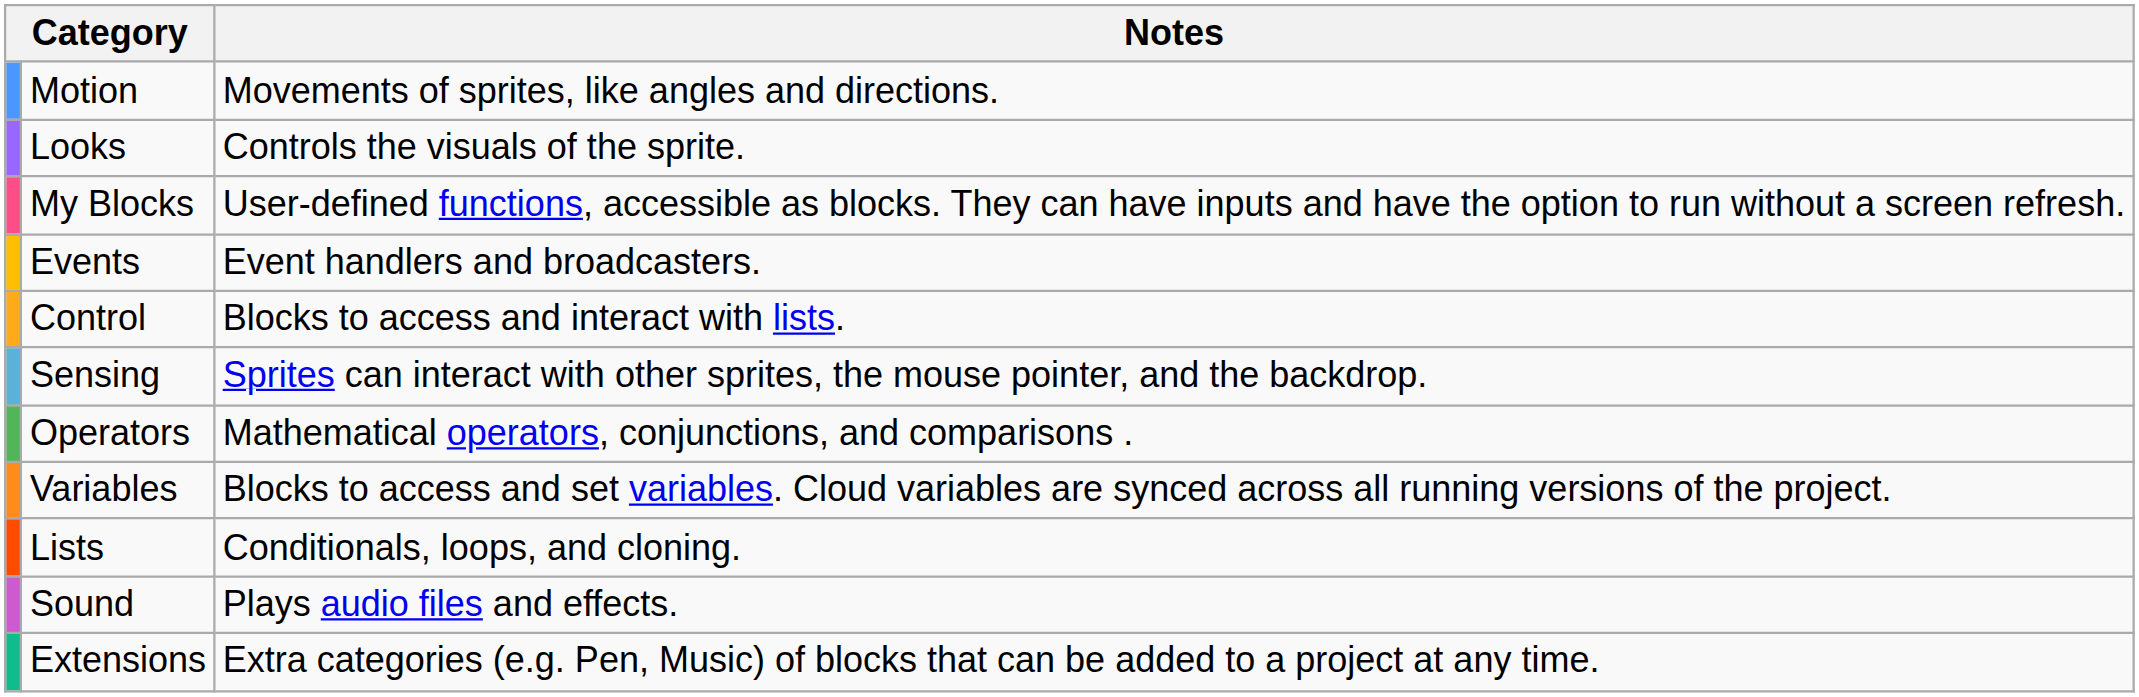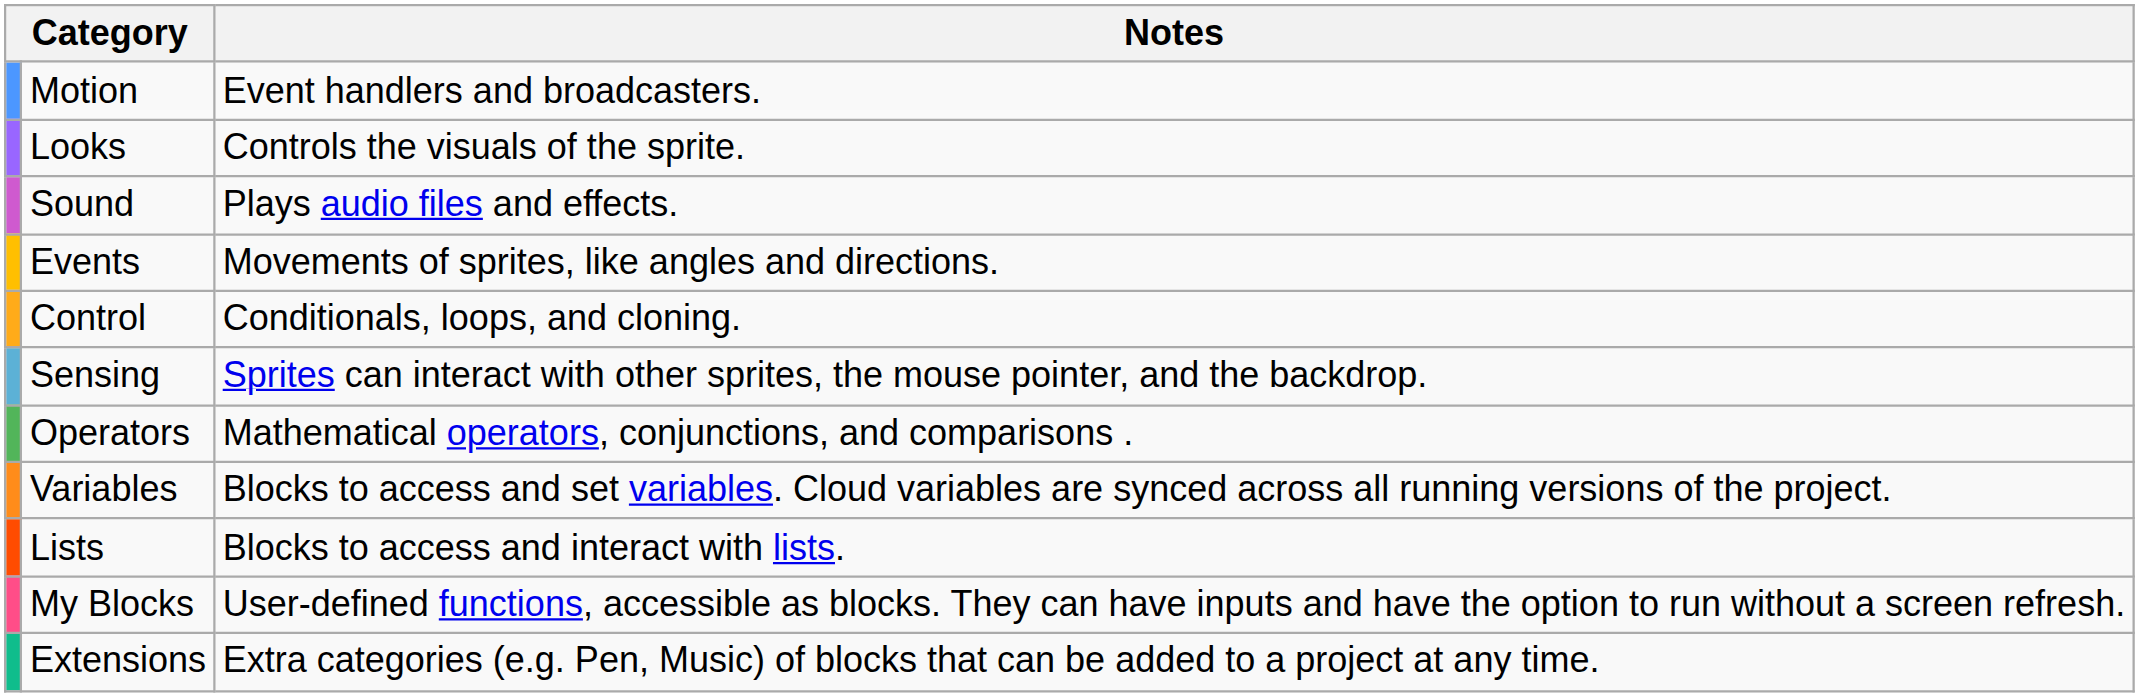(611, 90) Movements of sprites, like angles and directions. -> (492, 90) Event handlers and broadcasters.
rows swapped: (82, 603) <-> (112, 204)
(492, 261) Event handlers and broadcasters. -> (611, 261) Movements of sprites, like angles and directions.
(534, 318) Blocks to access and interact with lists. -> (482, 318) Conditionals, loops, and cloning.
(482, 546) Conditionals, loops, and cloning. -> (534, 546) Blocks to access and interact with lists.
